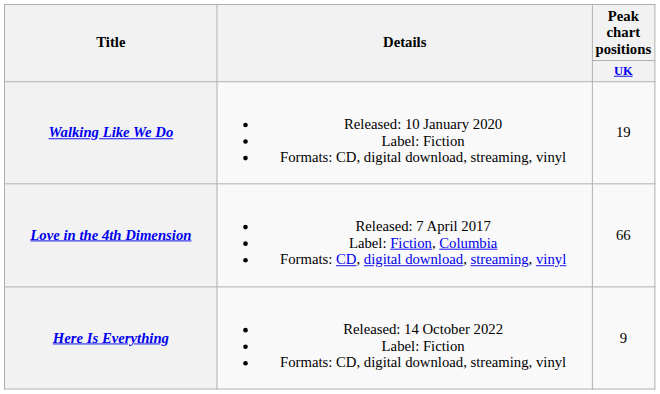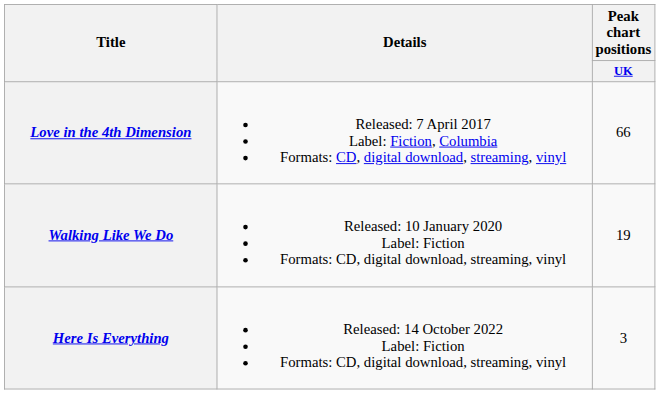rows swapped: (111, 235) <-> (111, 132)
(623, 337) 9 -> (623, 337) 3
